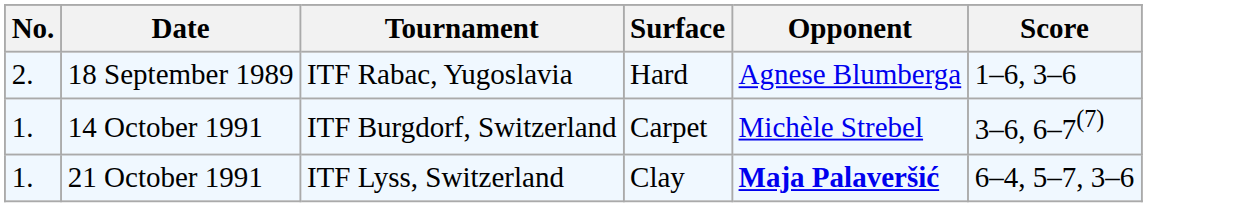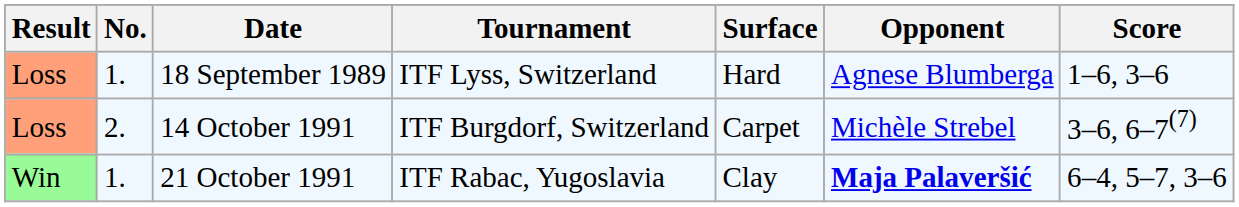+ column: (51, 27)
(23, 74) 2. -> (115, 74) 1.
(440, 74) ITF Rabac, Yugoslavia -> (528, 74) ITF Lyss, Switzerland
(23, 125) 1. -> (115, 125) 2.
(435, 176) ITF Lyss, Switzerland -> (532, 176) ITF Rabac, Yugoslavia
